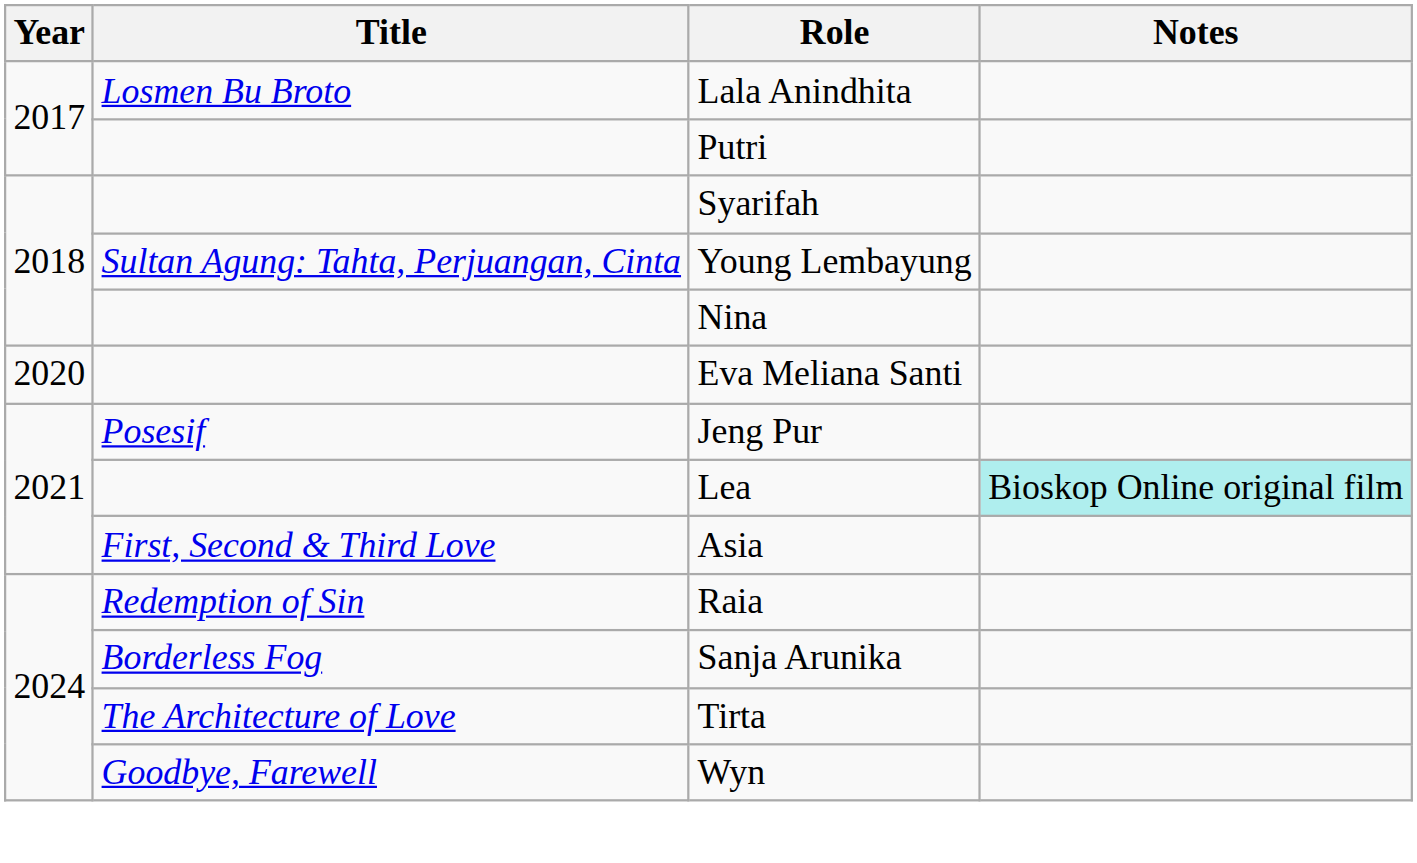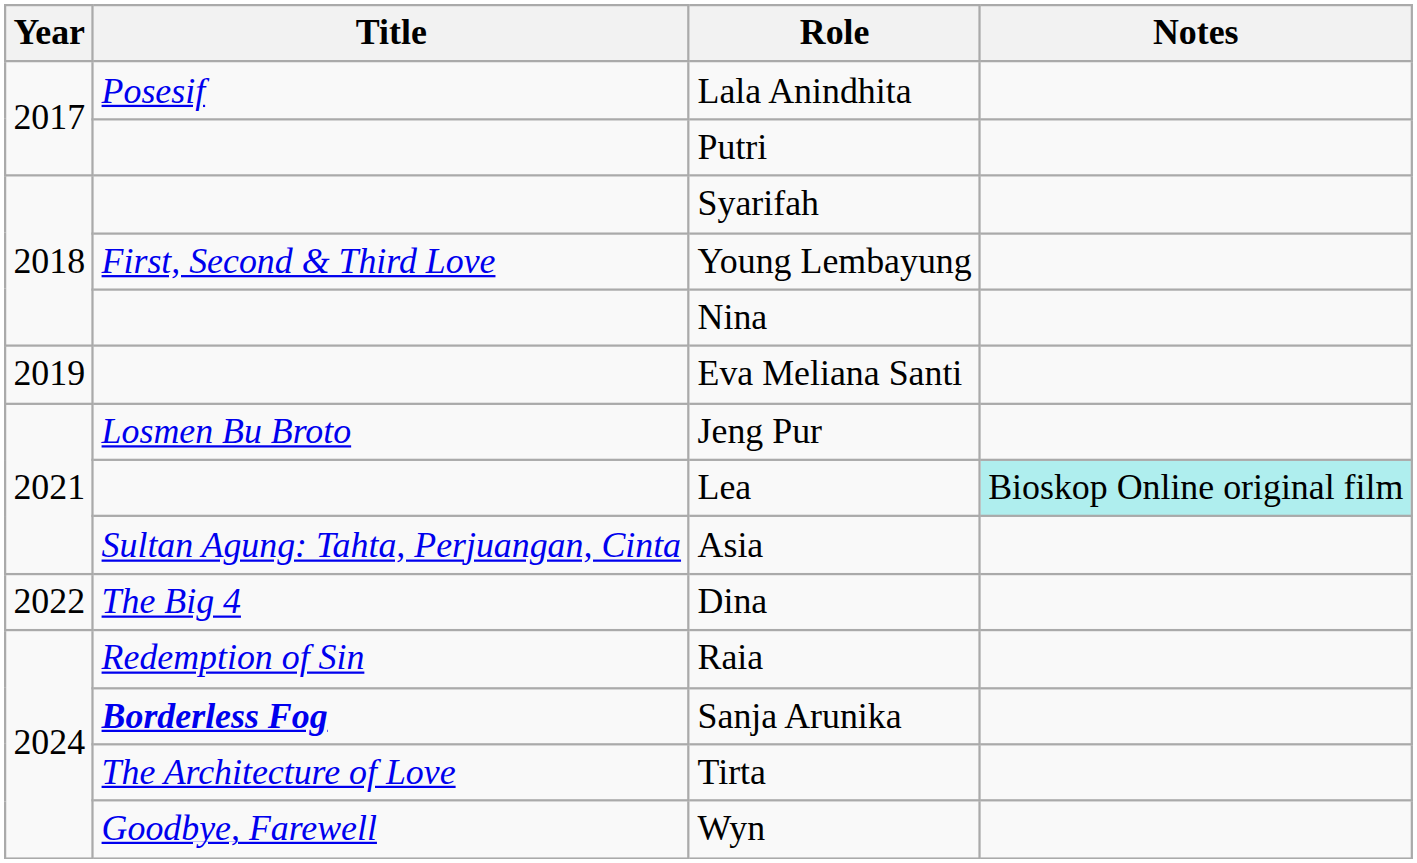(226, 89) Losmen Bu Broto -> (153, 89) Posesif
(391, 260) Sultan Agung: Tahta, Perjuangan, Cinta -> (299, 260) First, Second & Third Love
(49, 373) 2020 -> (49, 373) 2019
(153, 430) Posesif -> (226, 430) Losmen Bu Broto
(299, 544) First, Second & Third Love -> (391, 544) Sultan Agung: Tahta, Perjuangan, Cinta
+ row: (732, 601)
(212, 658) normal -> (215, 715) bold
